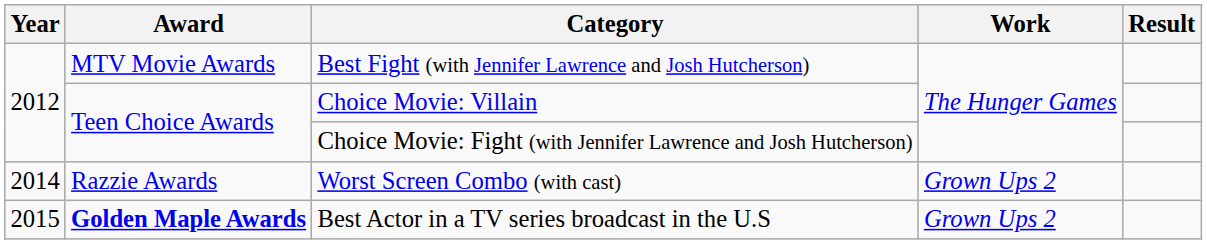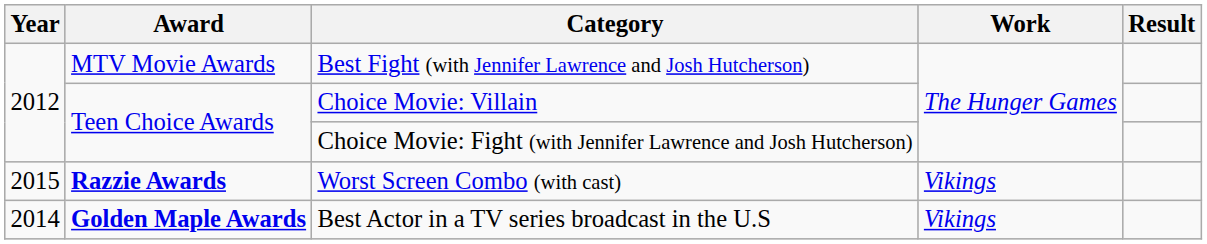(35, 180) 2014 -> (35, 180) 2015
(144, 180) normal -> (149, 180) bold
(990, 180) Grown Ups 2 -> (960, 180) Vikings
(35, 219) 2015 -> (35, 219) 2014
(990, 219) Grown Ups 2 -> (960, 219) Vikings
